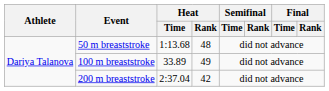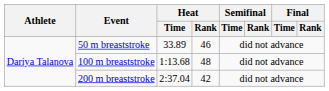(175, 45) 1:13.68 -> (175, 45) 33.89
(206, 45) 48 -> (206, 45) 46
(175, 62) 33.89 -> (175, 62) 1:13.68
(206, 62) 49 -> (206, 62) 48
